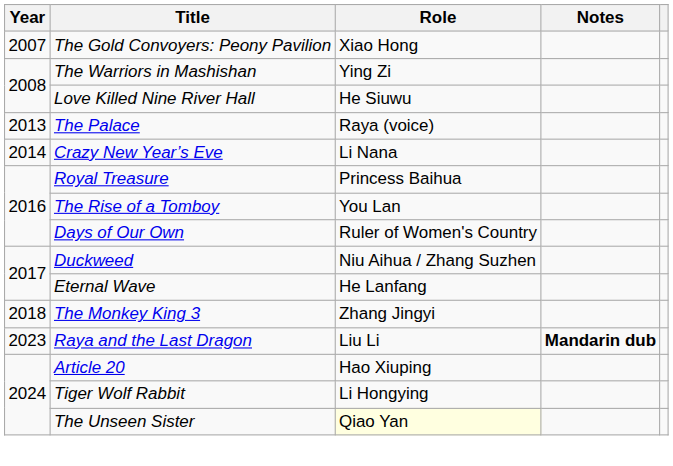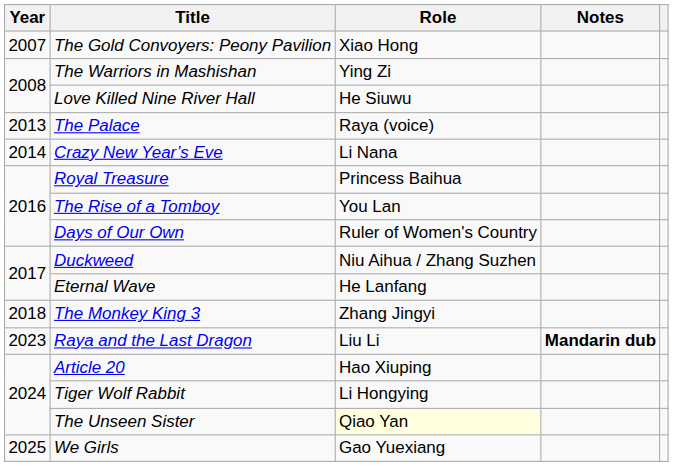+ row: (86, 448)
